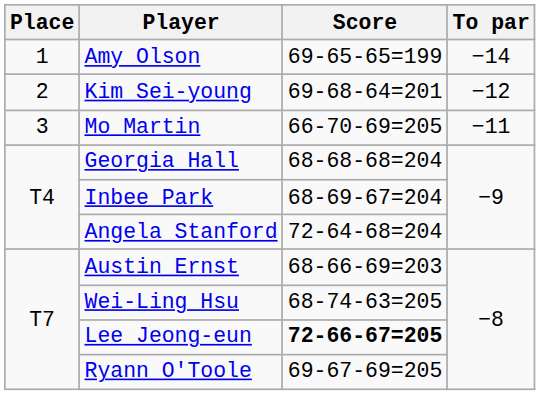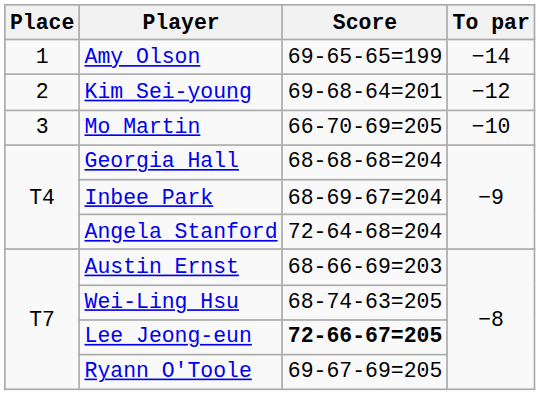(491, 127) −11 -> (491, 127) −10
